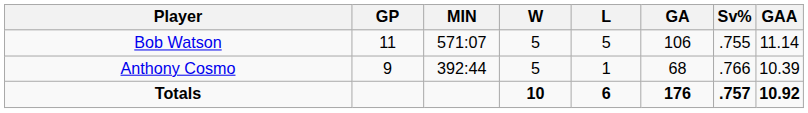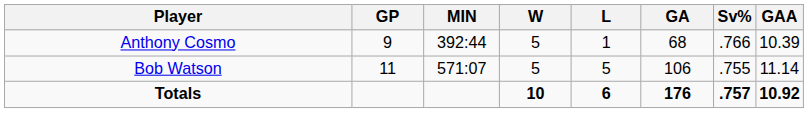rows swapped: (178, 42) <-> (178, 68)
